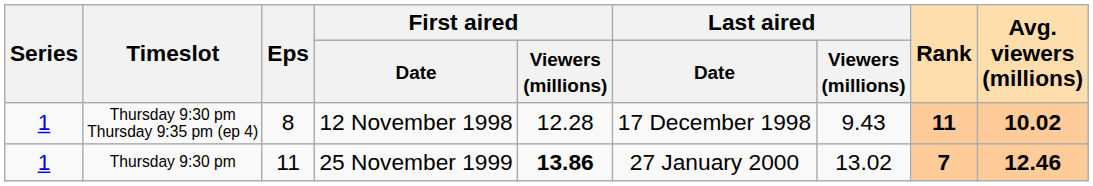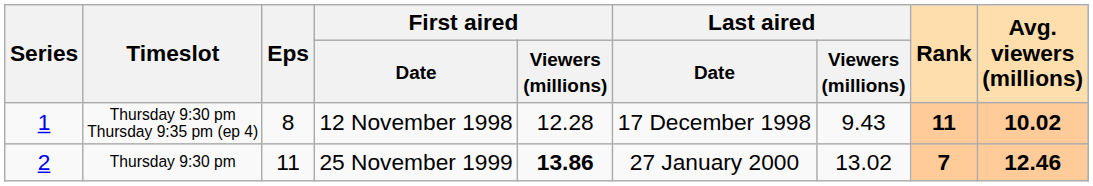(44, 162) 1 -> (44, 162) 2
